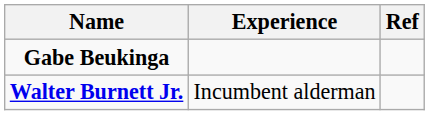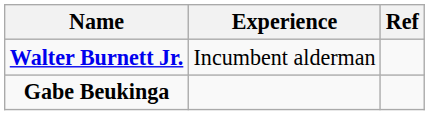rows swapped: (97, 57) <-> (97, 92)
